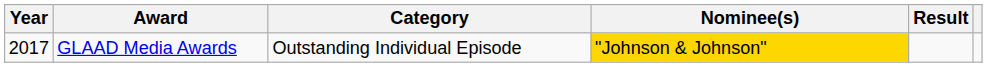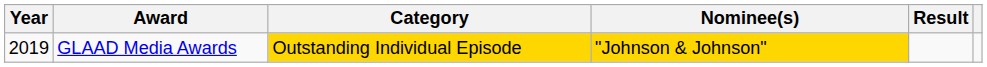(29, 47) 2017 -> (29, 47) 2019
(397, 47) no background -> (397, 47) gold background
